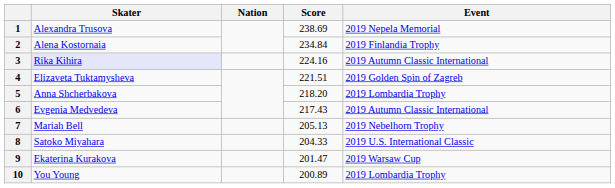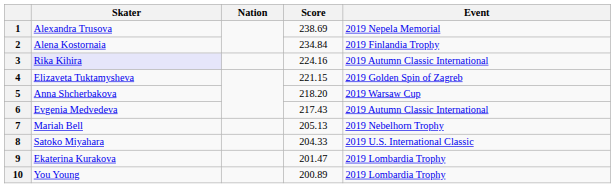(313, 77) 221.51 -> (313, 77) 221.15
(395, 93) 2019 Lombardia Trophy -> (383, 93) 2019 Warsaw Cup
(383, 158) 2019 Warsaw Cup -> (395, 158) 2019 Lombardia Trophy
